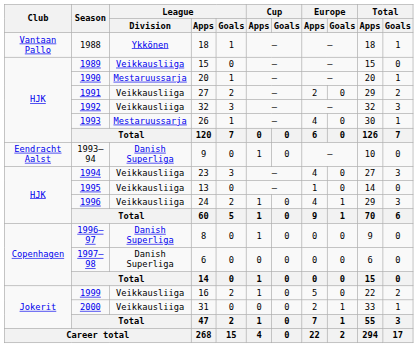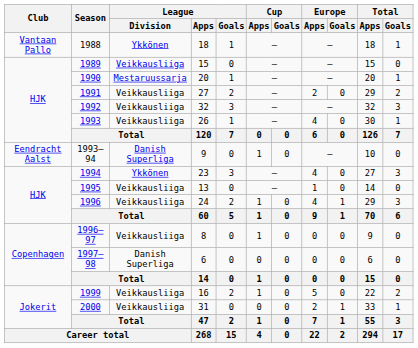(150, 121) Mestaruussarja -> (150, 121) Veikkausliiga
(150, 173) Veikkausliiga -> (150, 173) Ykkönen
(150, 235) Danish Superliga -> (150, 235) Veikkausliiga
